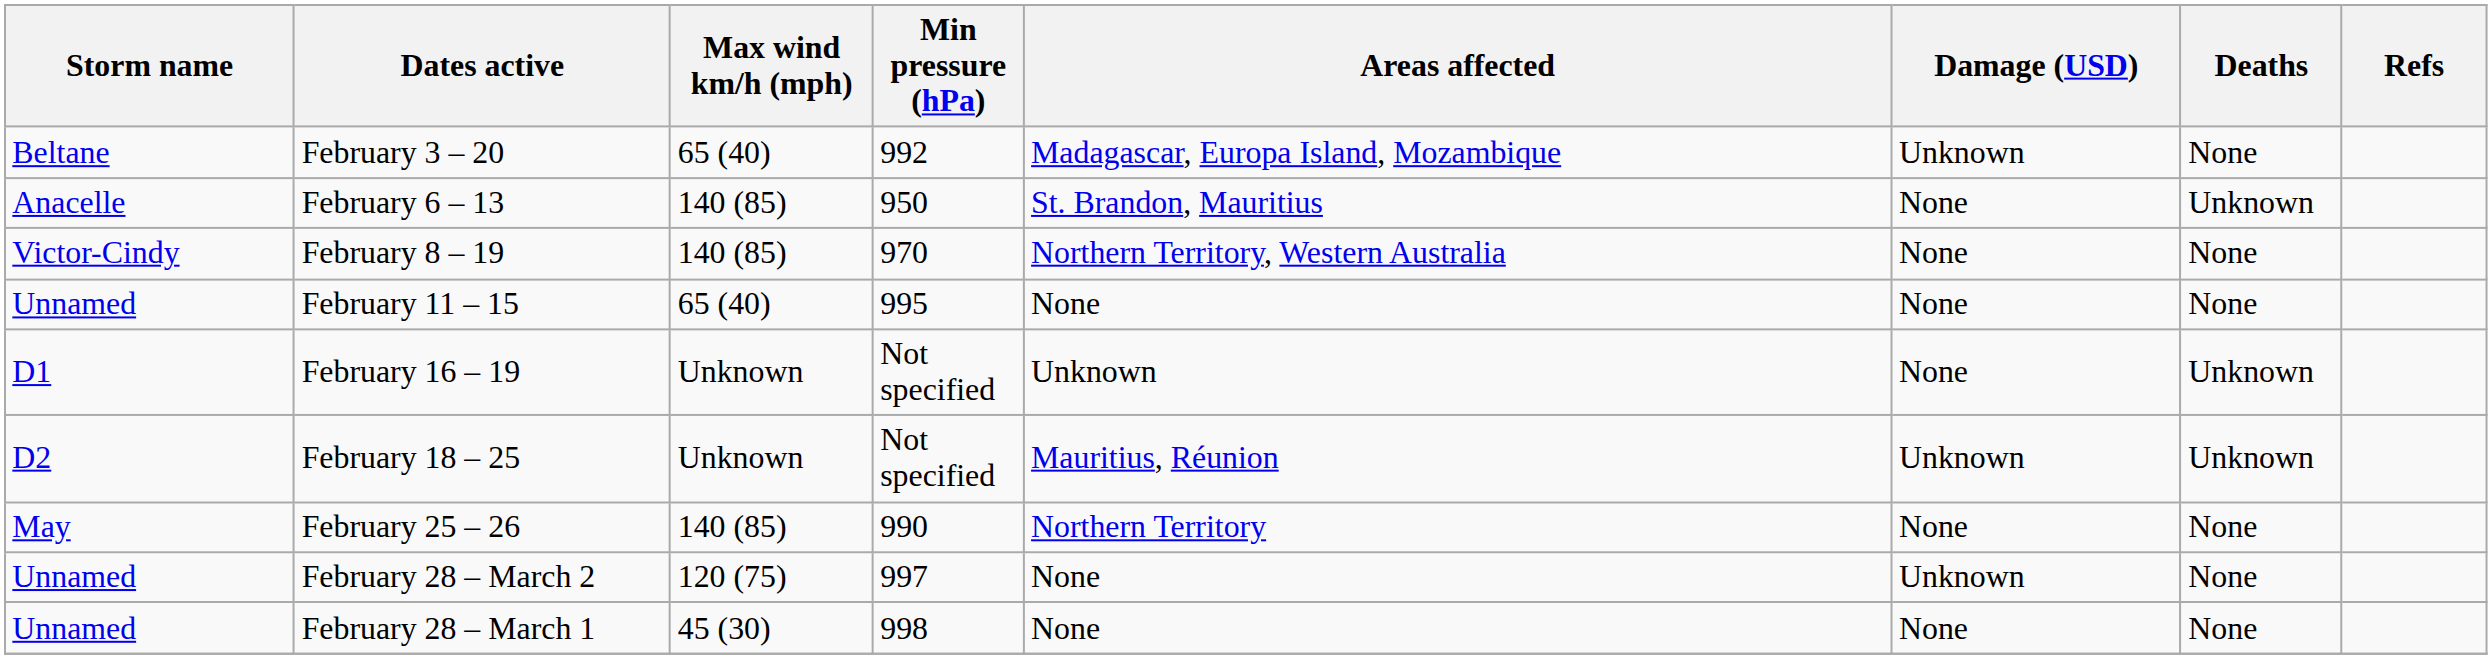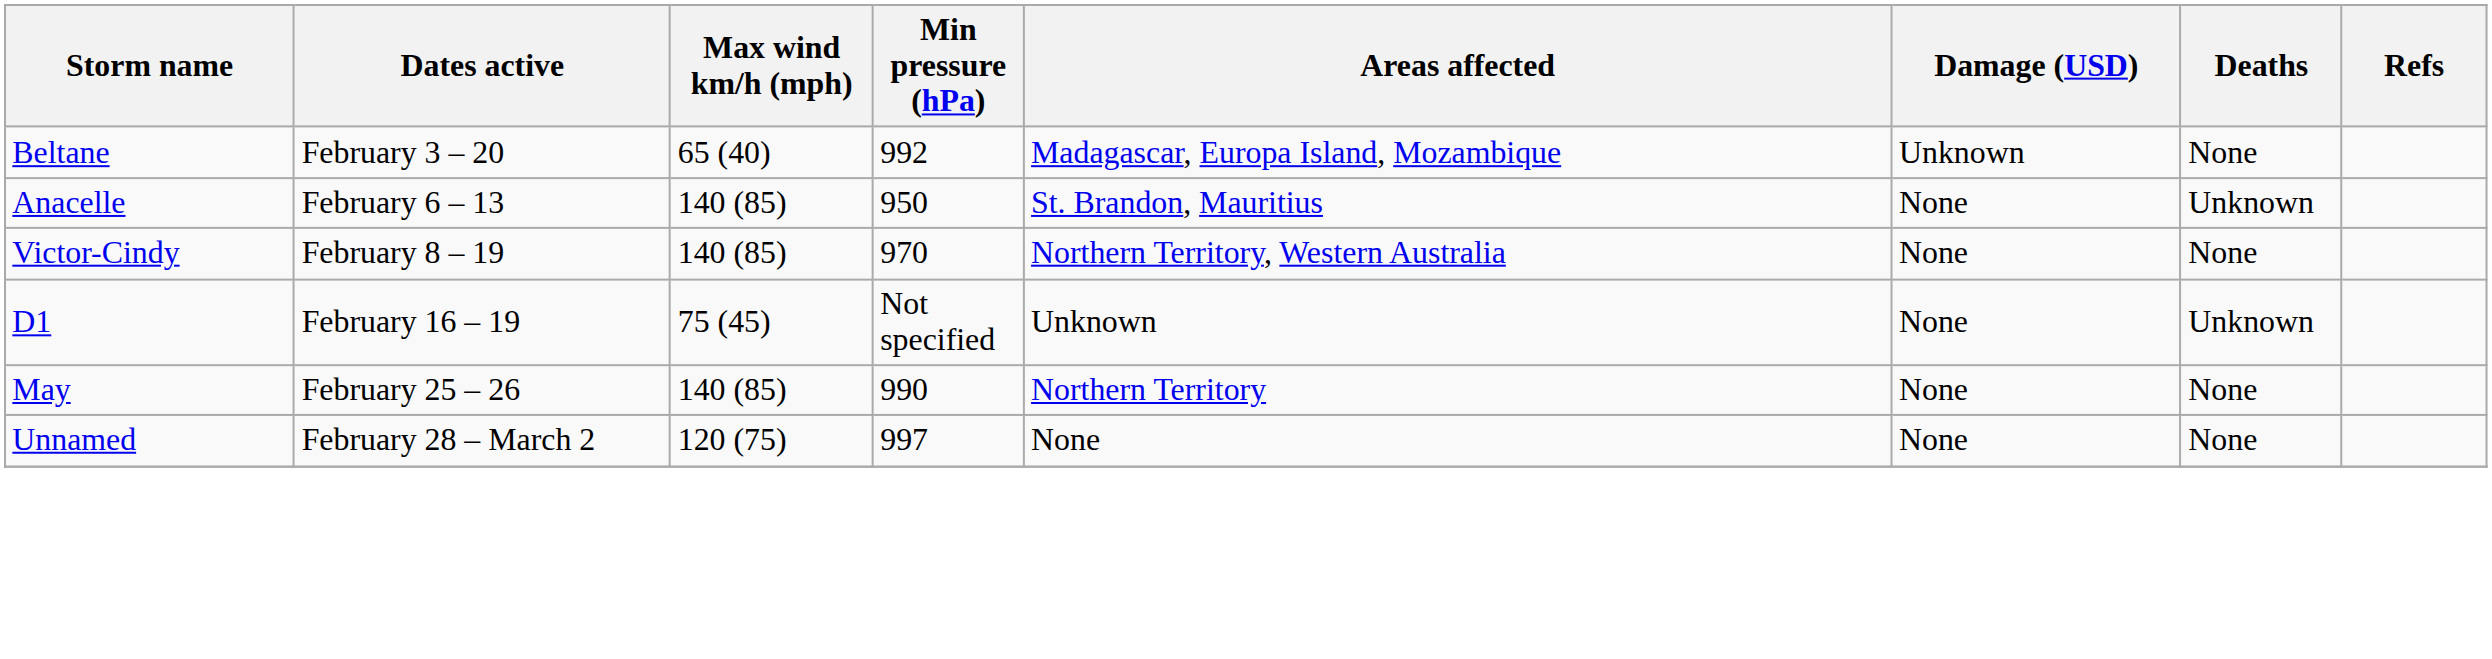- row: (410, 303)
(741, 371) Unknown -> (724, 321) 75 (45)
- row: (411, 458)
(1962, 576) Unknown -> (1933, 440) None
- row: (448, 627)
